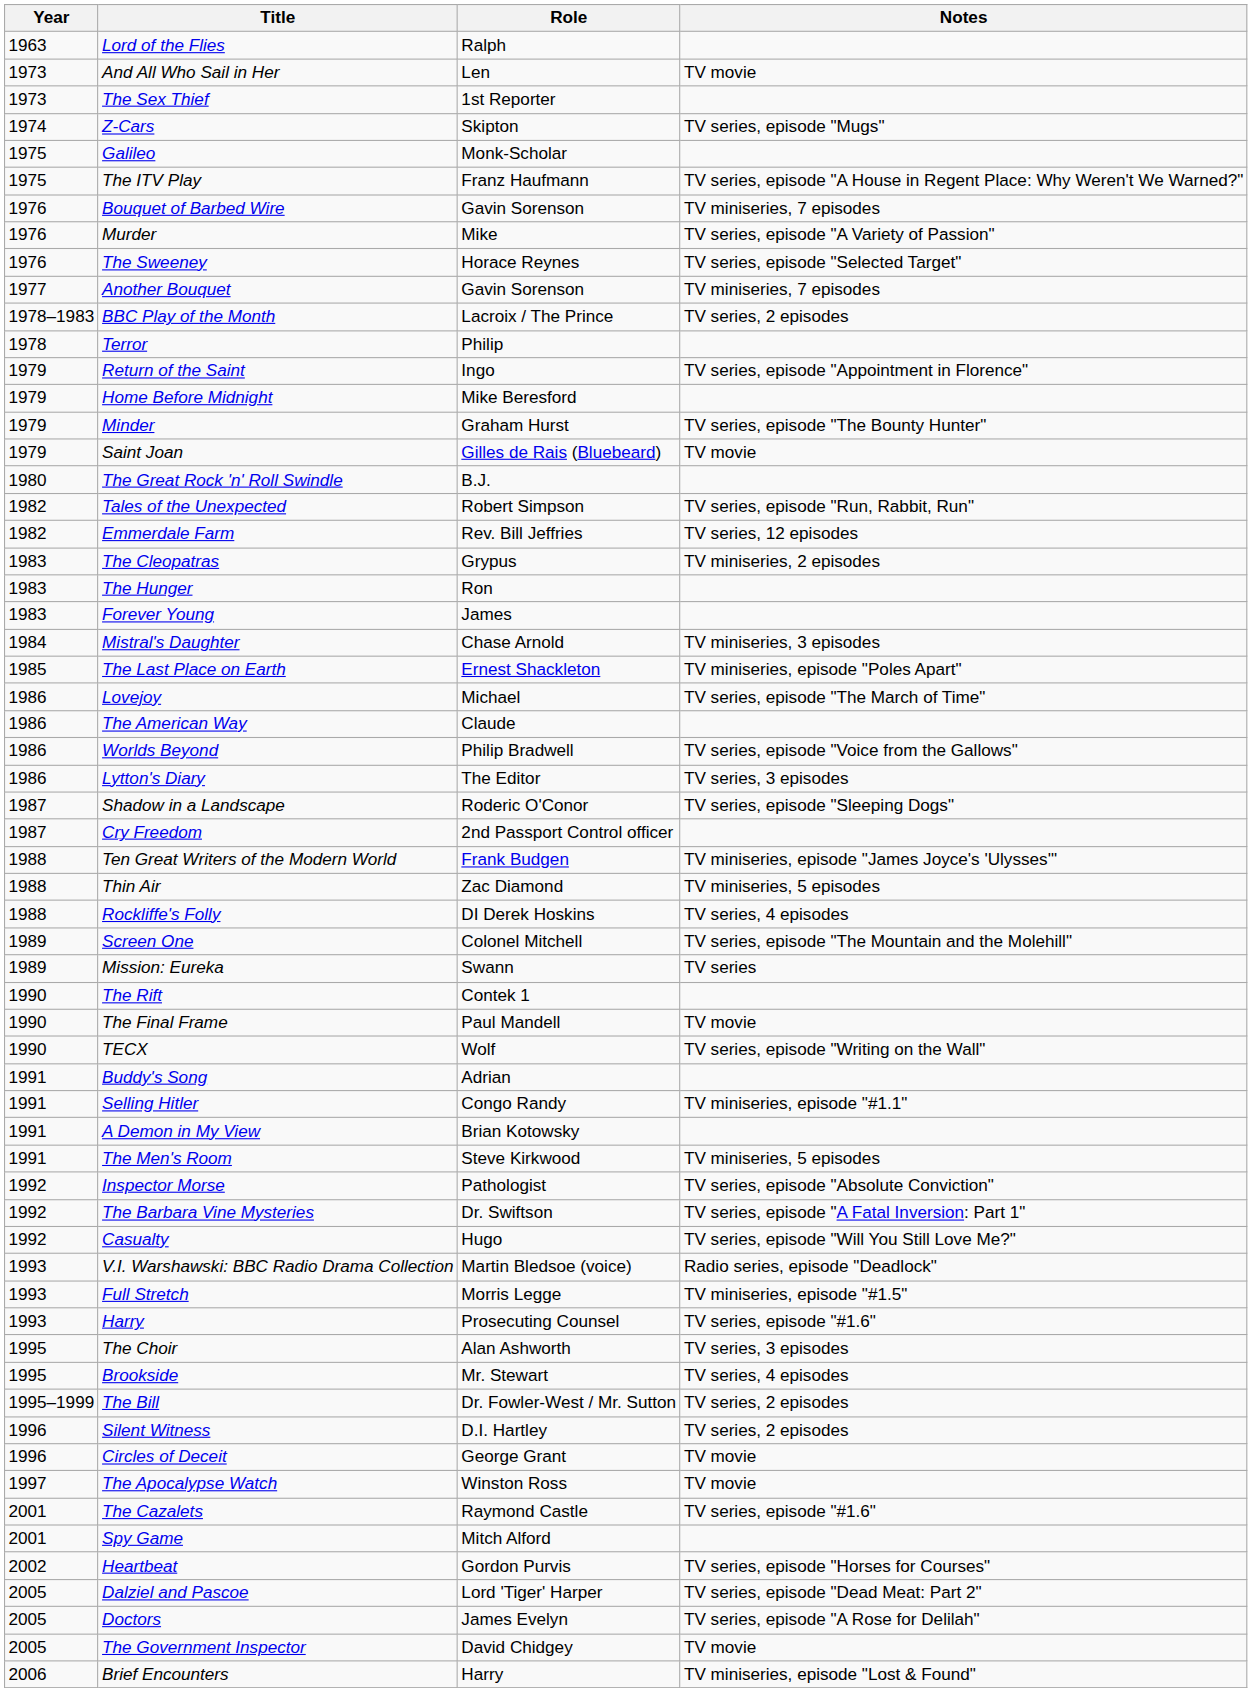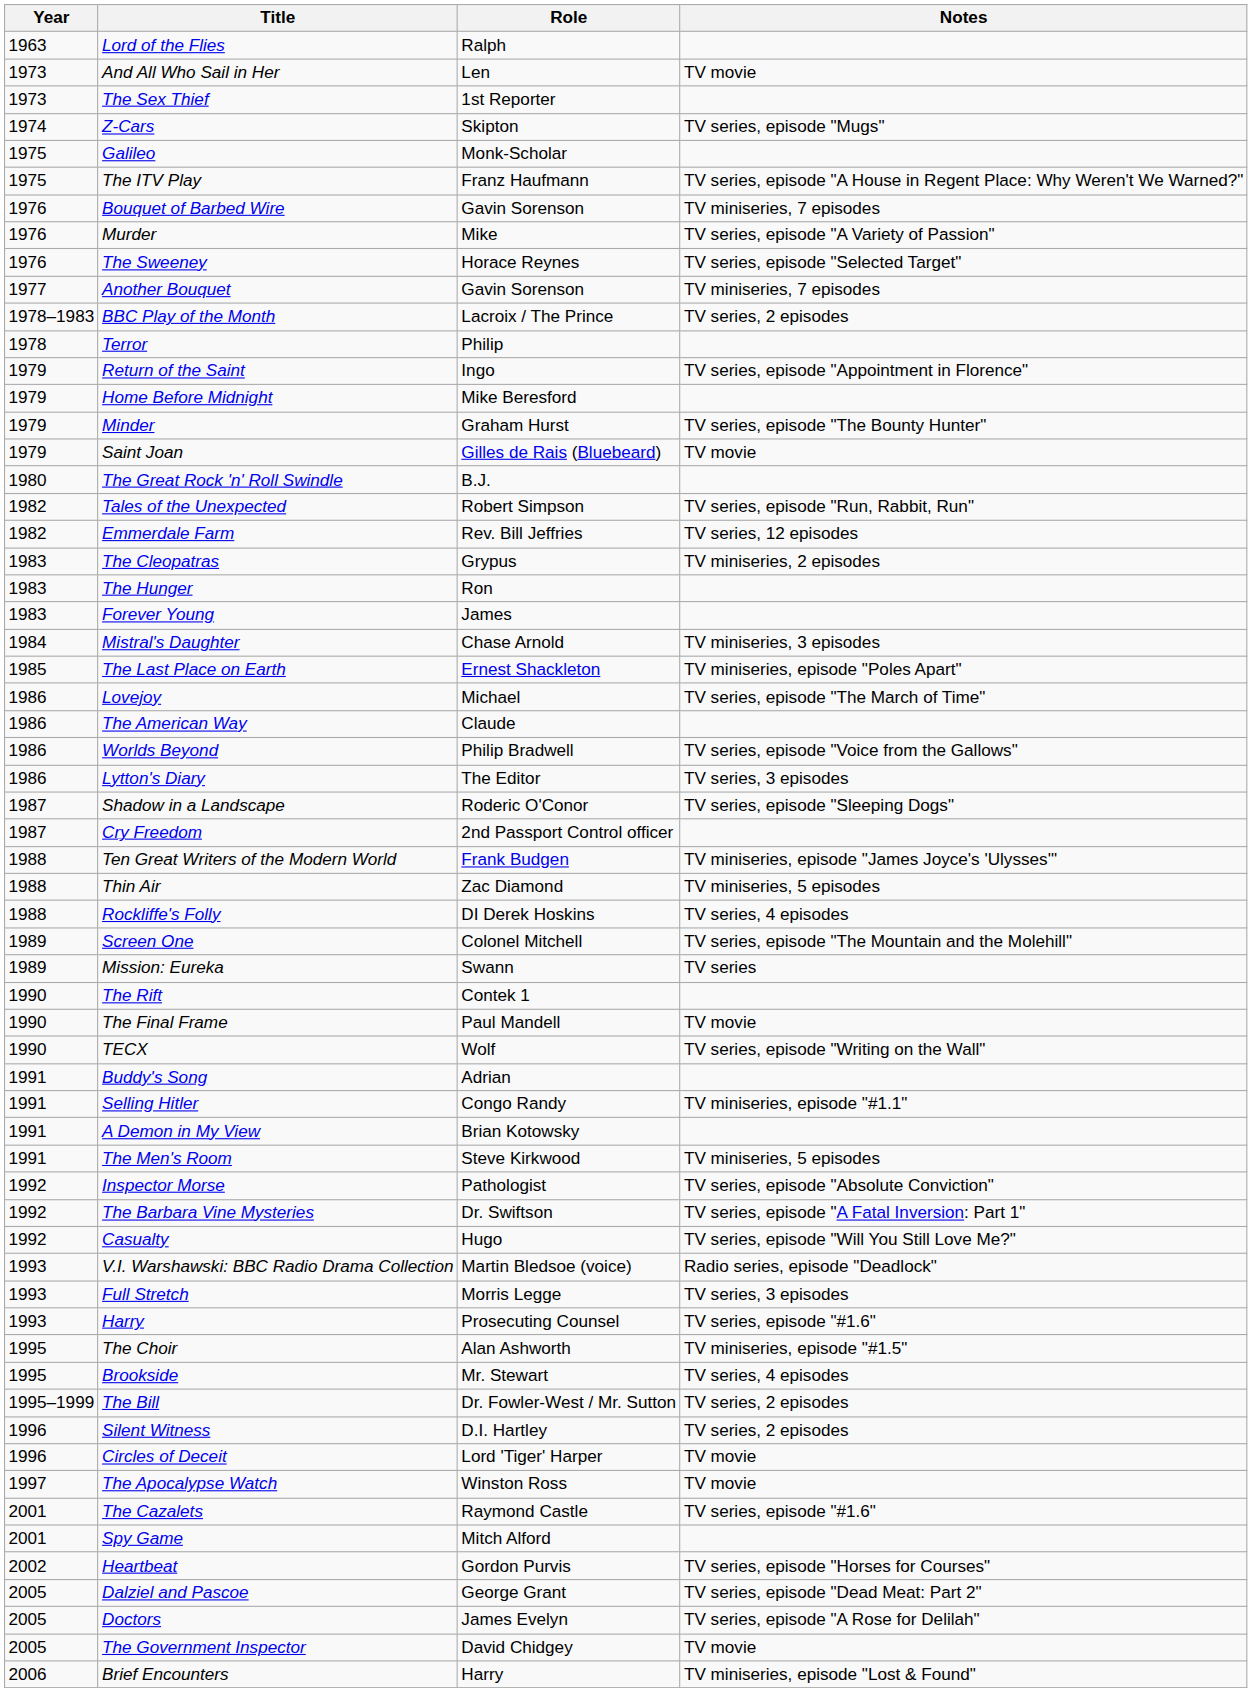(796, 1294) TV miniseries, episode "#1.5" -> (766, 1294) TV series, 3 episodes
(766, 1348) TV series, 3 episodes -> (796, 1348) TV miniseries, episode "#1.5"
(514, 1457) George Grant -> (532, 1457) Lord 'Tiger' Harper
(532, 1592) Lord 'Tiger' Harper -> (514, 1592) George Grant
